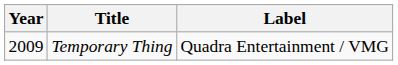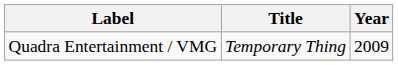columns swapped: (26, 18) <-> (285, 18)
